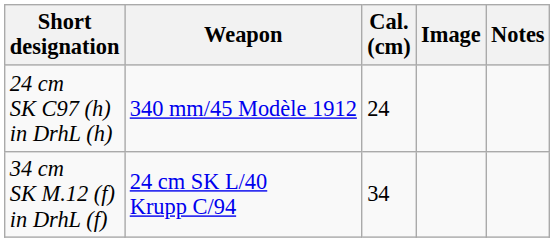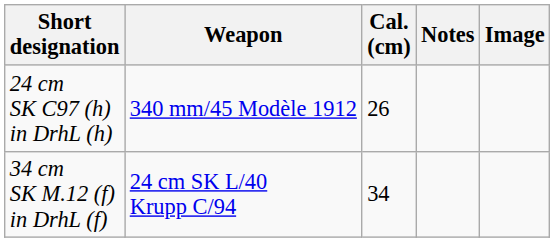columns swapped: (451, 34) <-> (518, 34)
(378, 108) 24 -> (378, 108) 26
